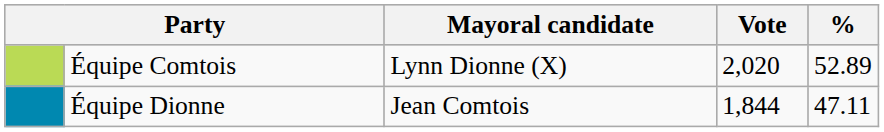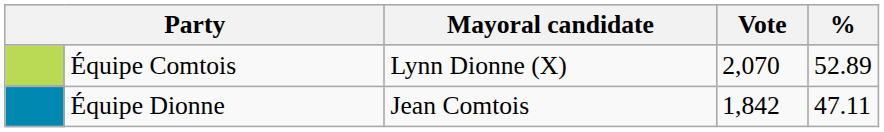(751, 65) 2,020 -> (751, 65) 2,070
(751, 106) 1,844 -> (751, 106) 1,842
